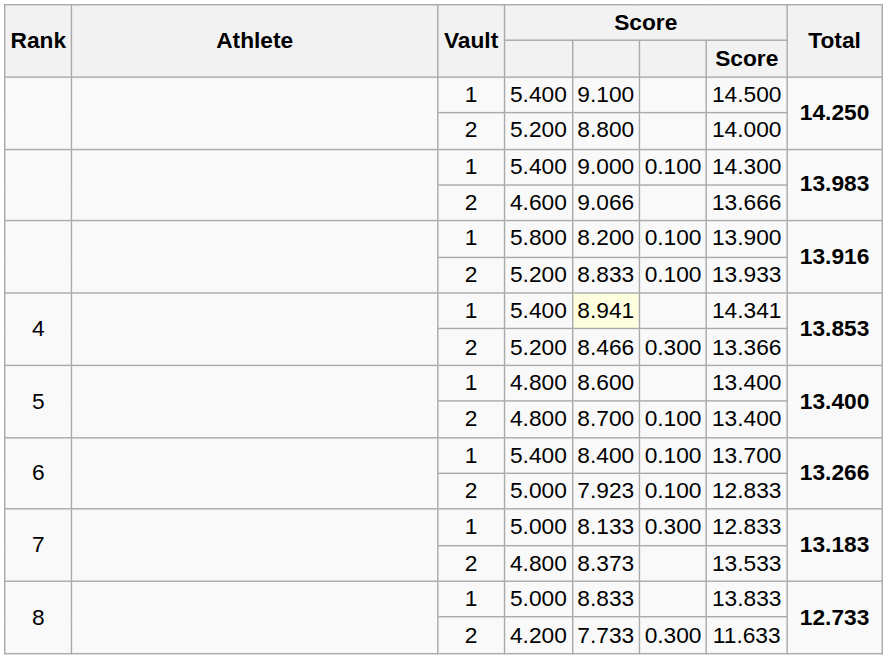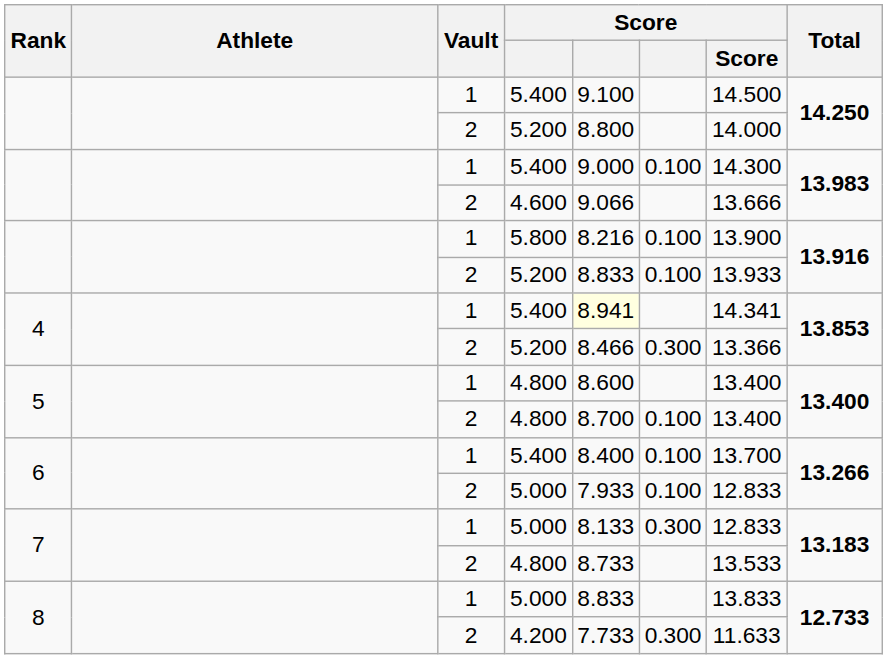(606, 238) 8.200 -> (606, 238) 8.216
(606, 490) 7.923 -> (606, 490) 7.933
(606, 563) 8.373 -> (606, 563) 8.733
